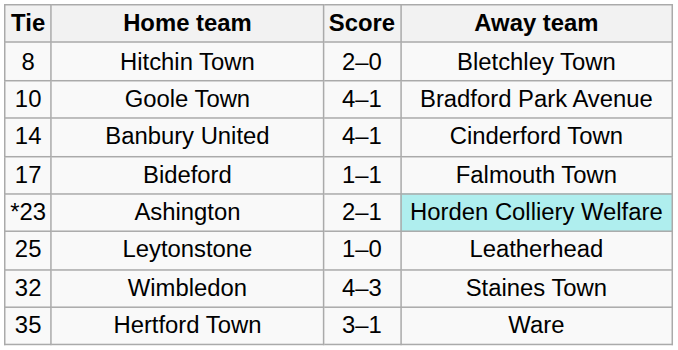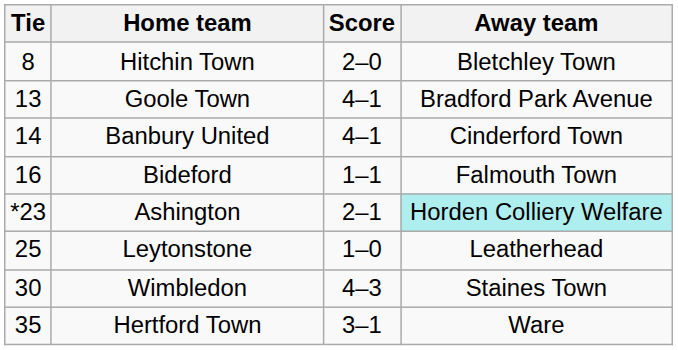(28, 99) 10 -> (28, 99) 13
(28, 174) 17 -> (28, 174) 16
(28, 288) 32 -> (28, 288) 30
